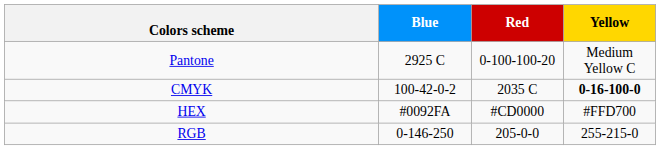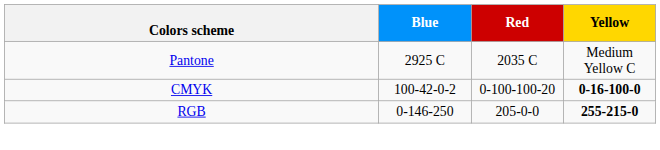(517, 60) 0-100-100-20 -> (517, 60) 2035 C
(517, 90) 2035 C -> (517, 90) 0-100-100-20
- row: (192, 111)
(610, 133) normal -> (610, 111) bold
